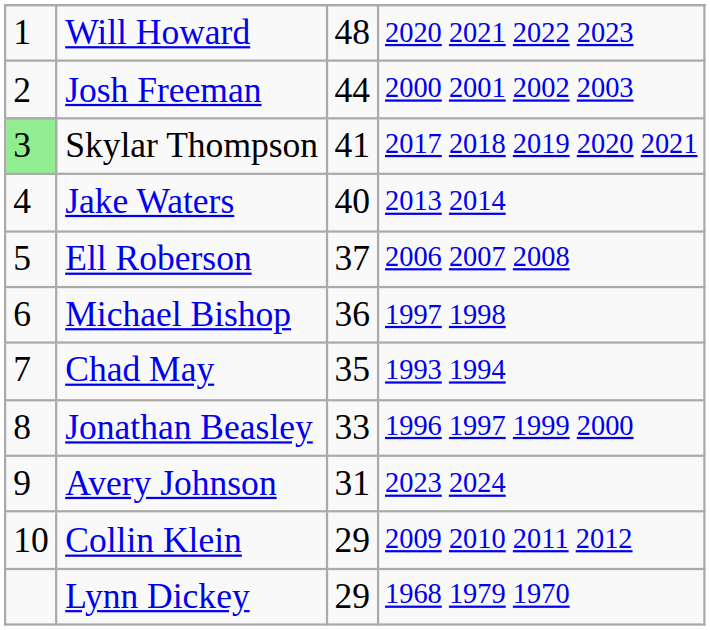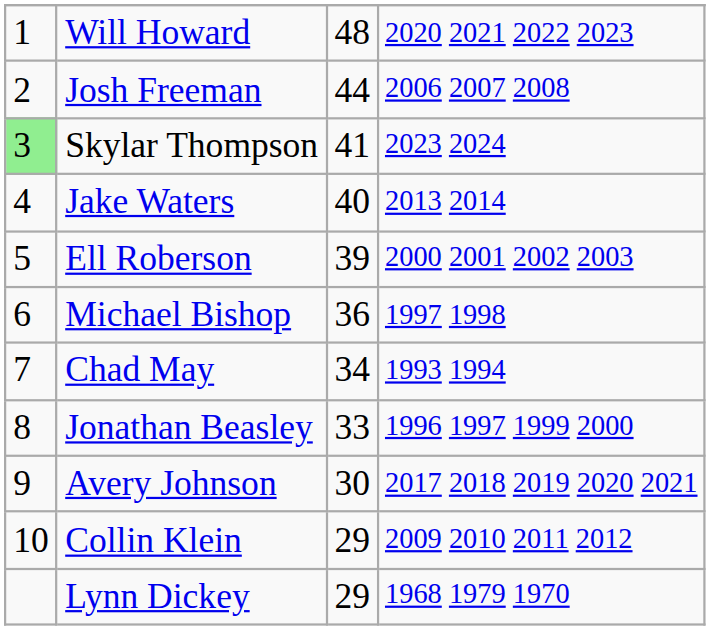(509, 88) 2000 2001 2002 2003 -> (477, 88) 2006 2007 2008
(541, 145) 2017 2018 2019 2020 2021 -> (445, 145) 2023 2024
(352, 257) 37 -> (352, 257) 39
(477, 257) 2006 2007 2008 -> (509, 257) 2000 2001 2002 2003
(352, 370) 35 -> (352, 370) 34
(352, 483) 31 -> (352, 483) 30
(445, 483) 2023 2024 -> (541, 483) 2017 2018 2019 2020 2021
